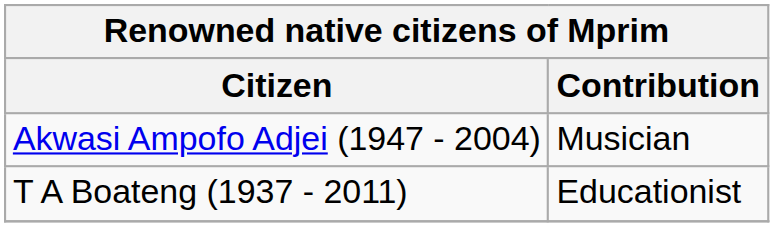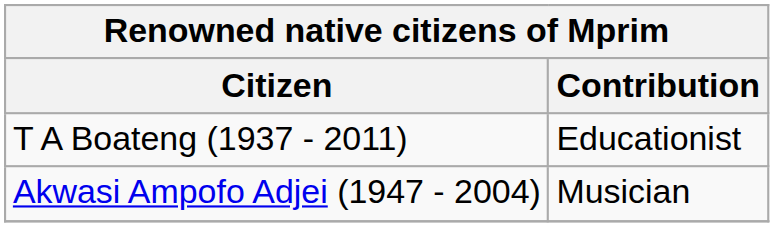rows swapped: (277, 138) <-> (210, 192)
